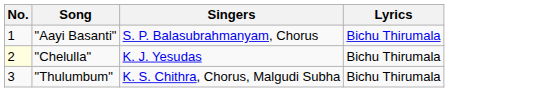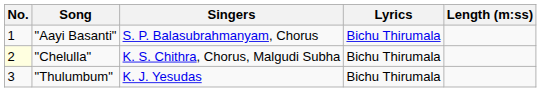+ column: (490, 15)
(162, 56) K. J. Yesudas -> (231, 56) K. S. Chithra, Chorus, Malgudi Subha
(231, 77) K. S. Chithra, Chorus, Malgudi Subha -> (162, 77) K. J. Yesudas
